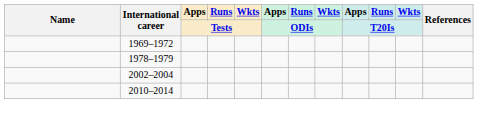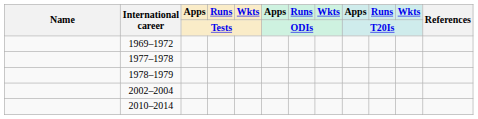+ row: (151, 59)
